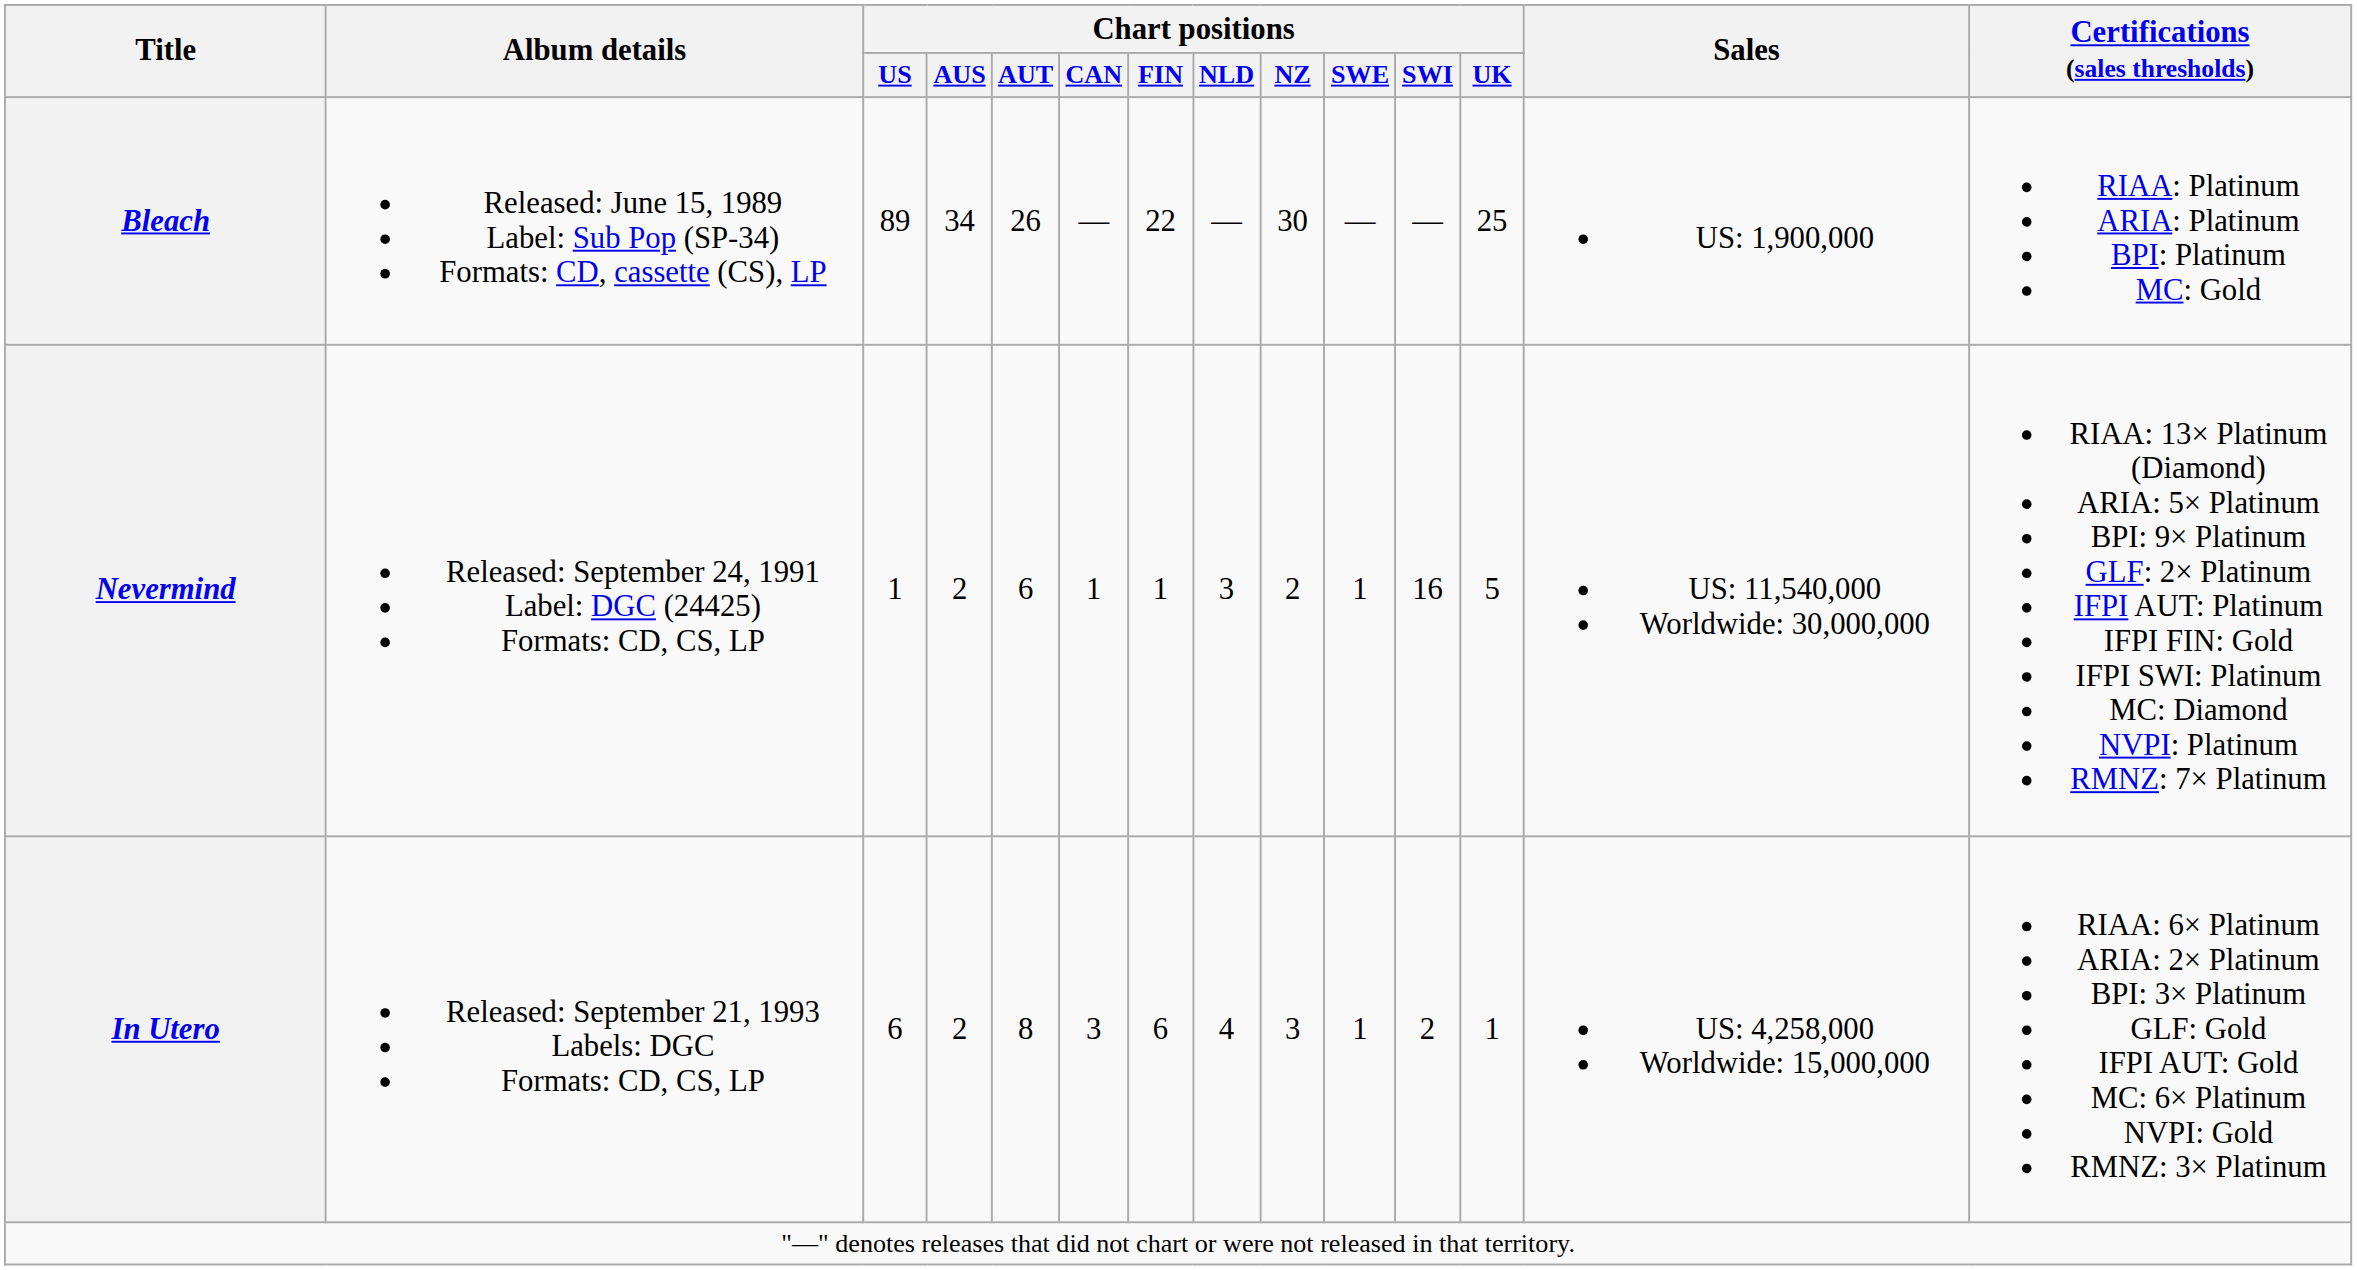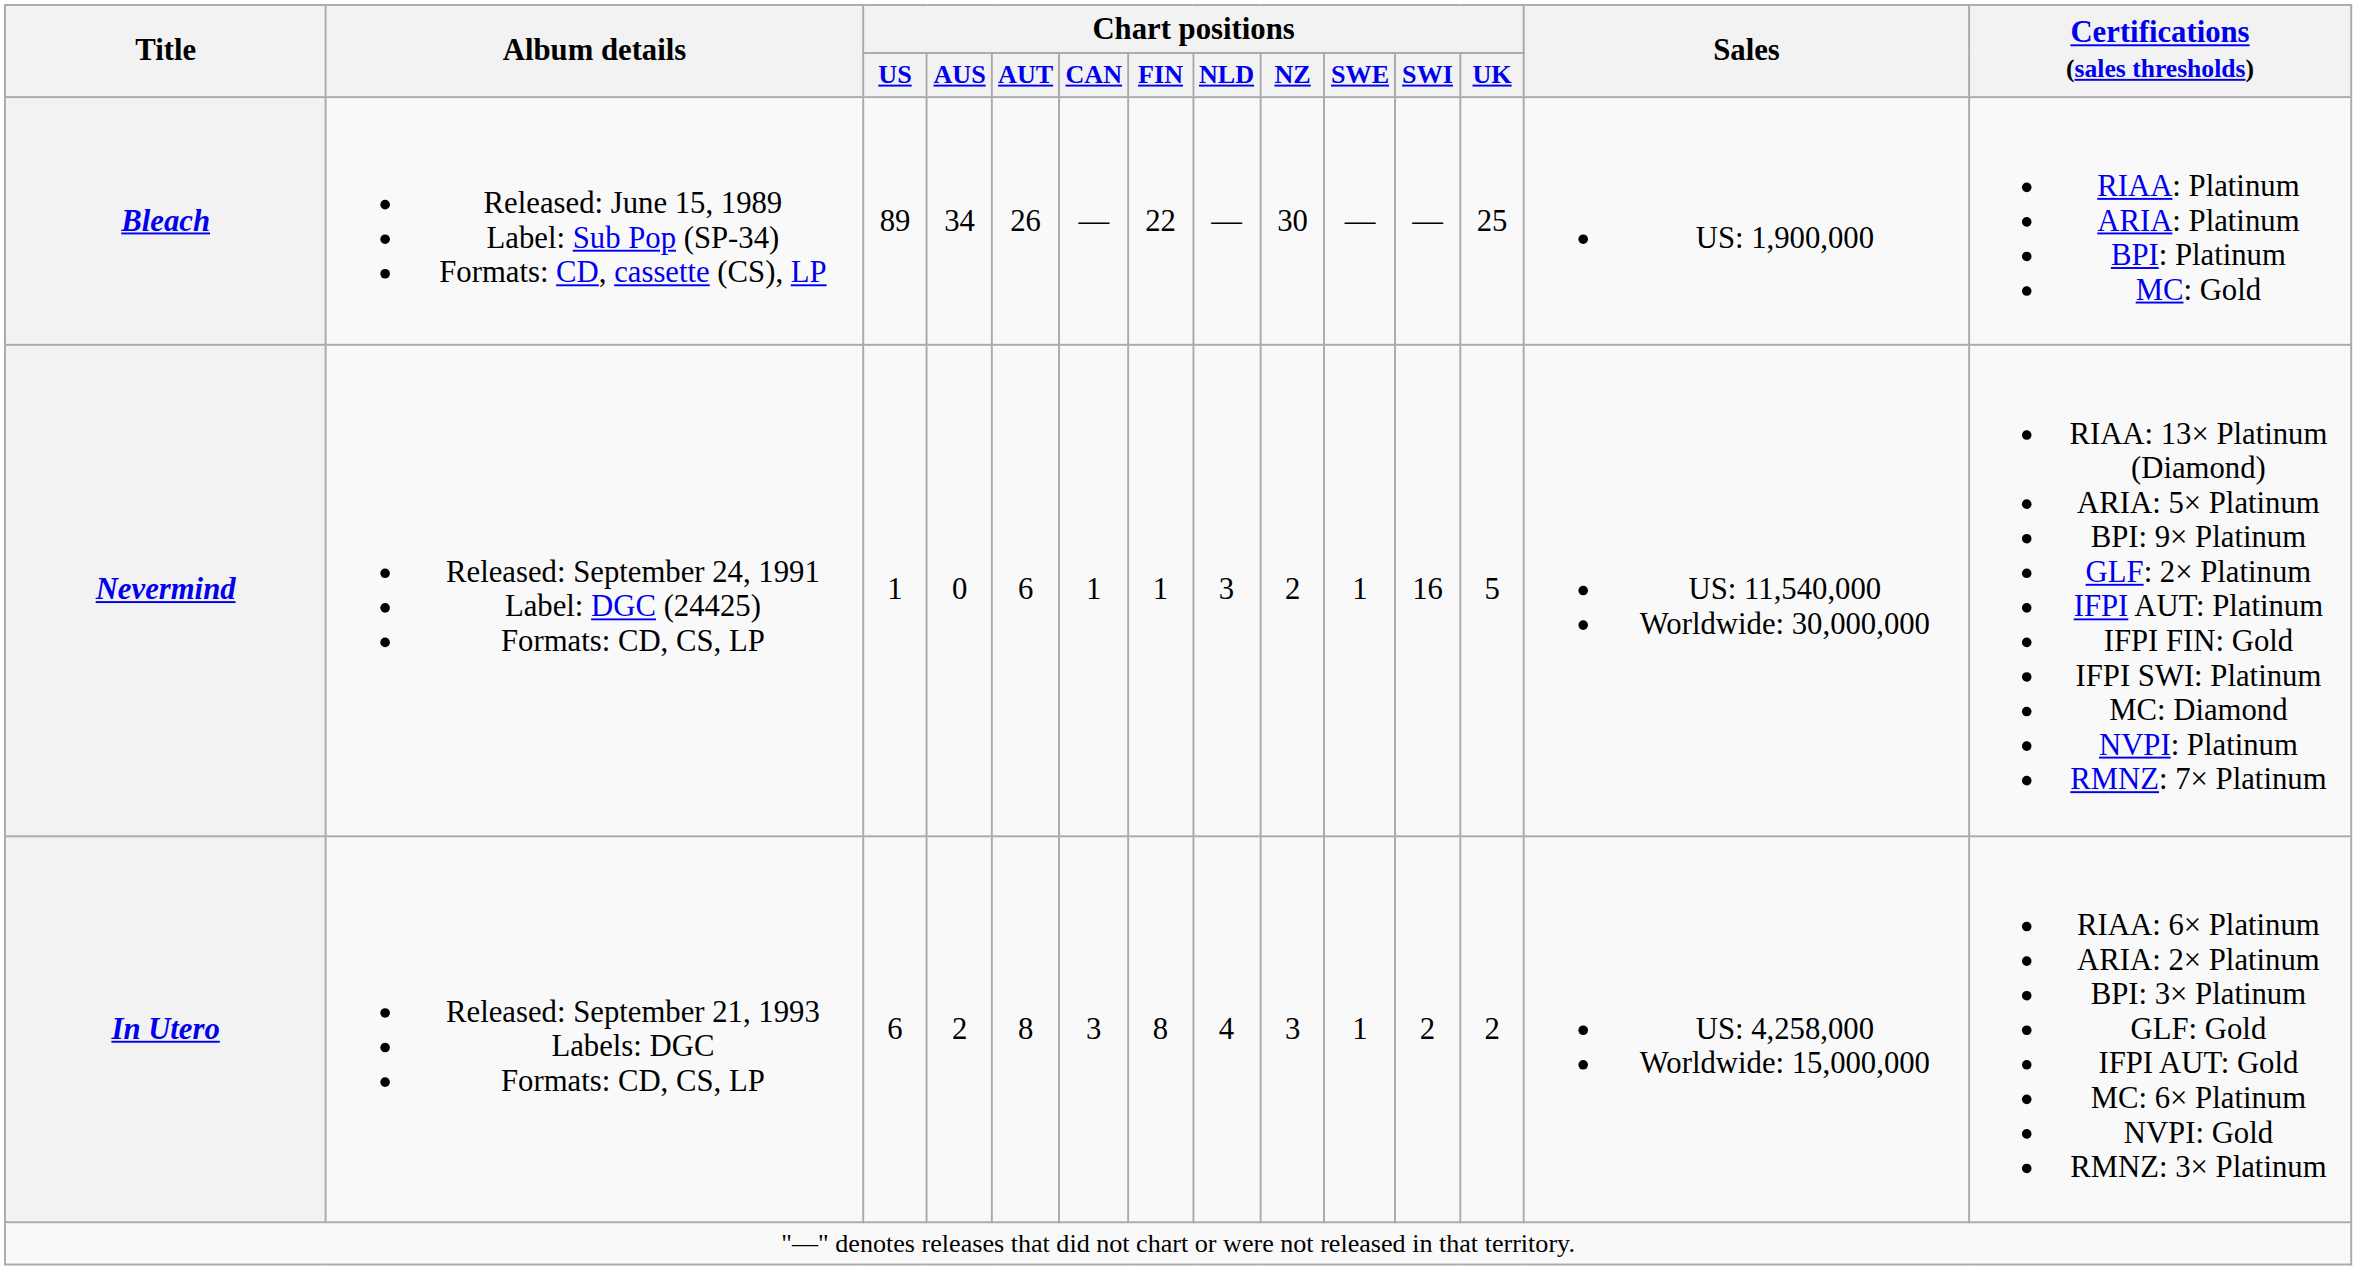(960, 589) 2 -> (960, 589) 0
(1161, 1028) 6 -> (1161, 1028) 8
(1492, 1028) 1 -> (1492, 1028) 2
